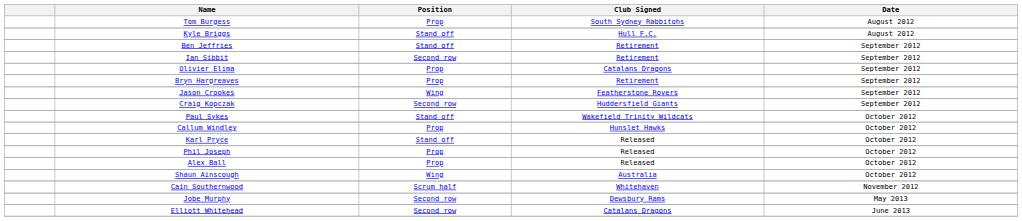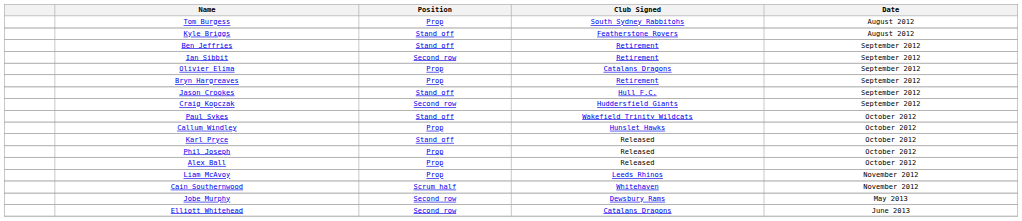(638, 34) Hull F.C. -> (638, 34) Featherstone Rovers
(435, 93) Wing -> (435, 93) Stand off
(638, 93) Featherstone Rovers -> (638, 93) Hull F.C.
- row: (207, 175)
+ row: (207, 175)
